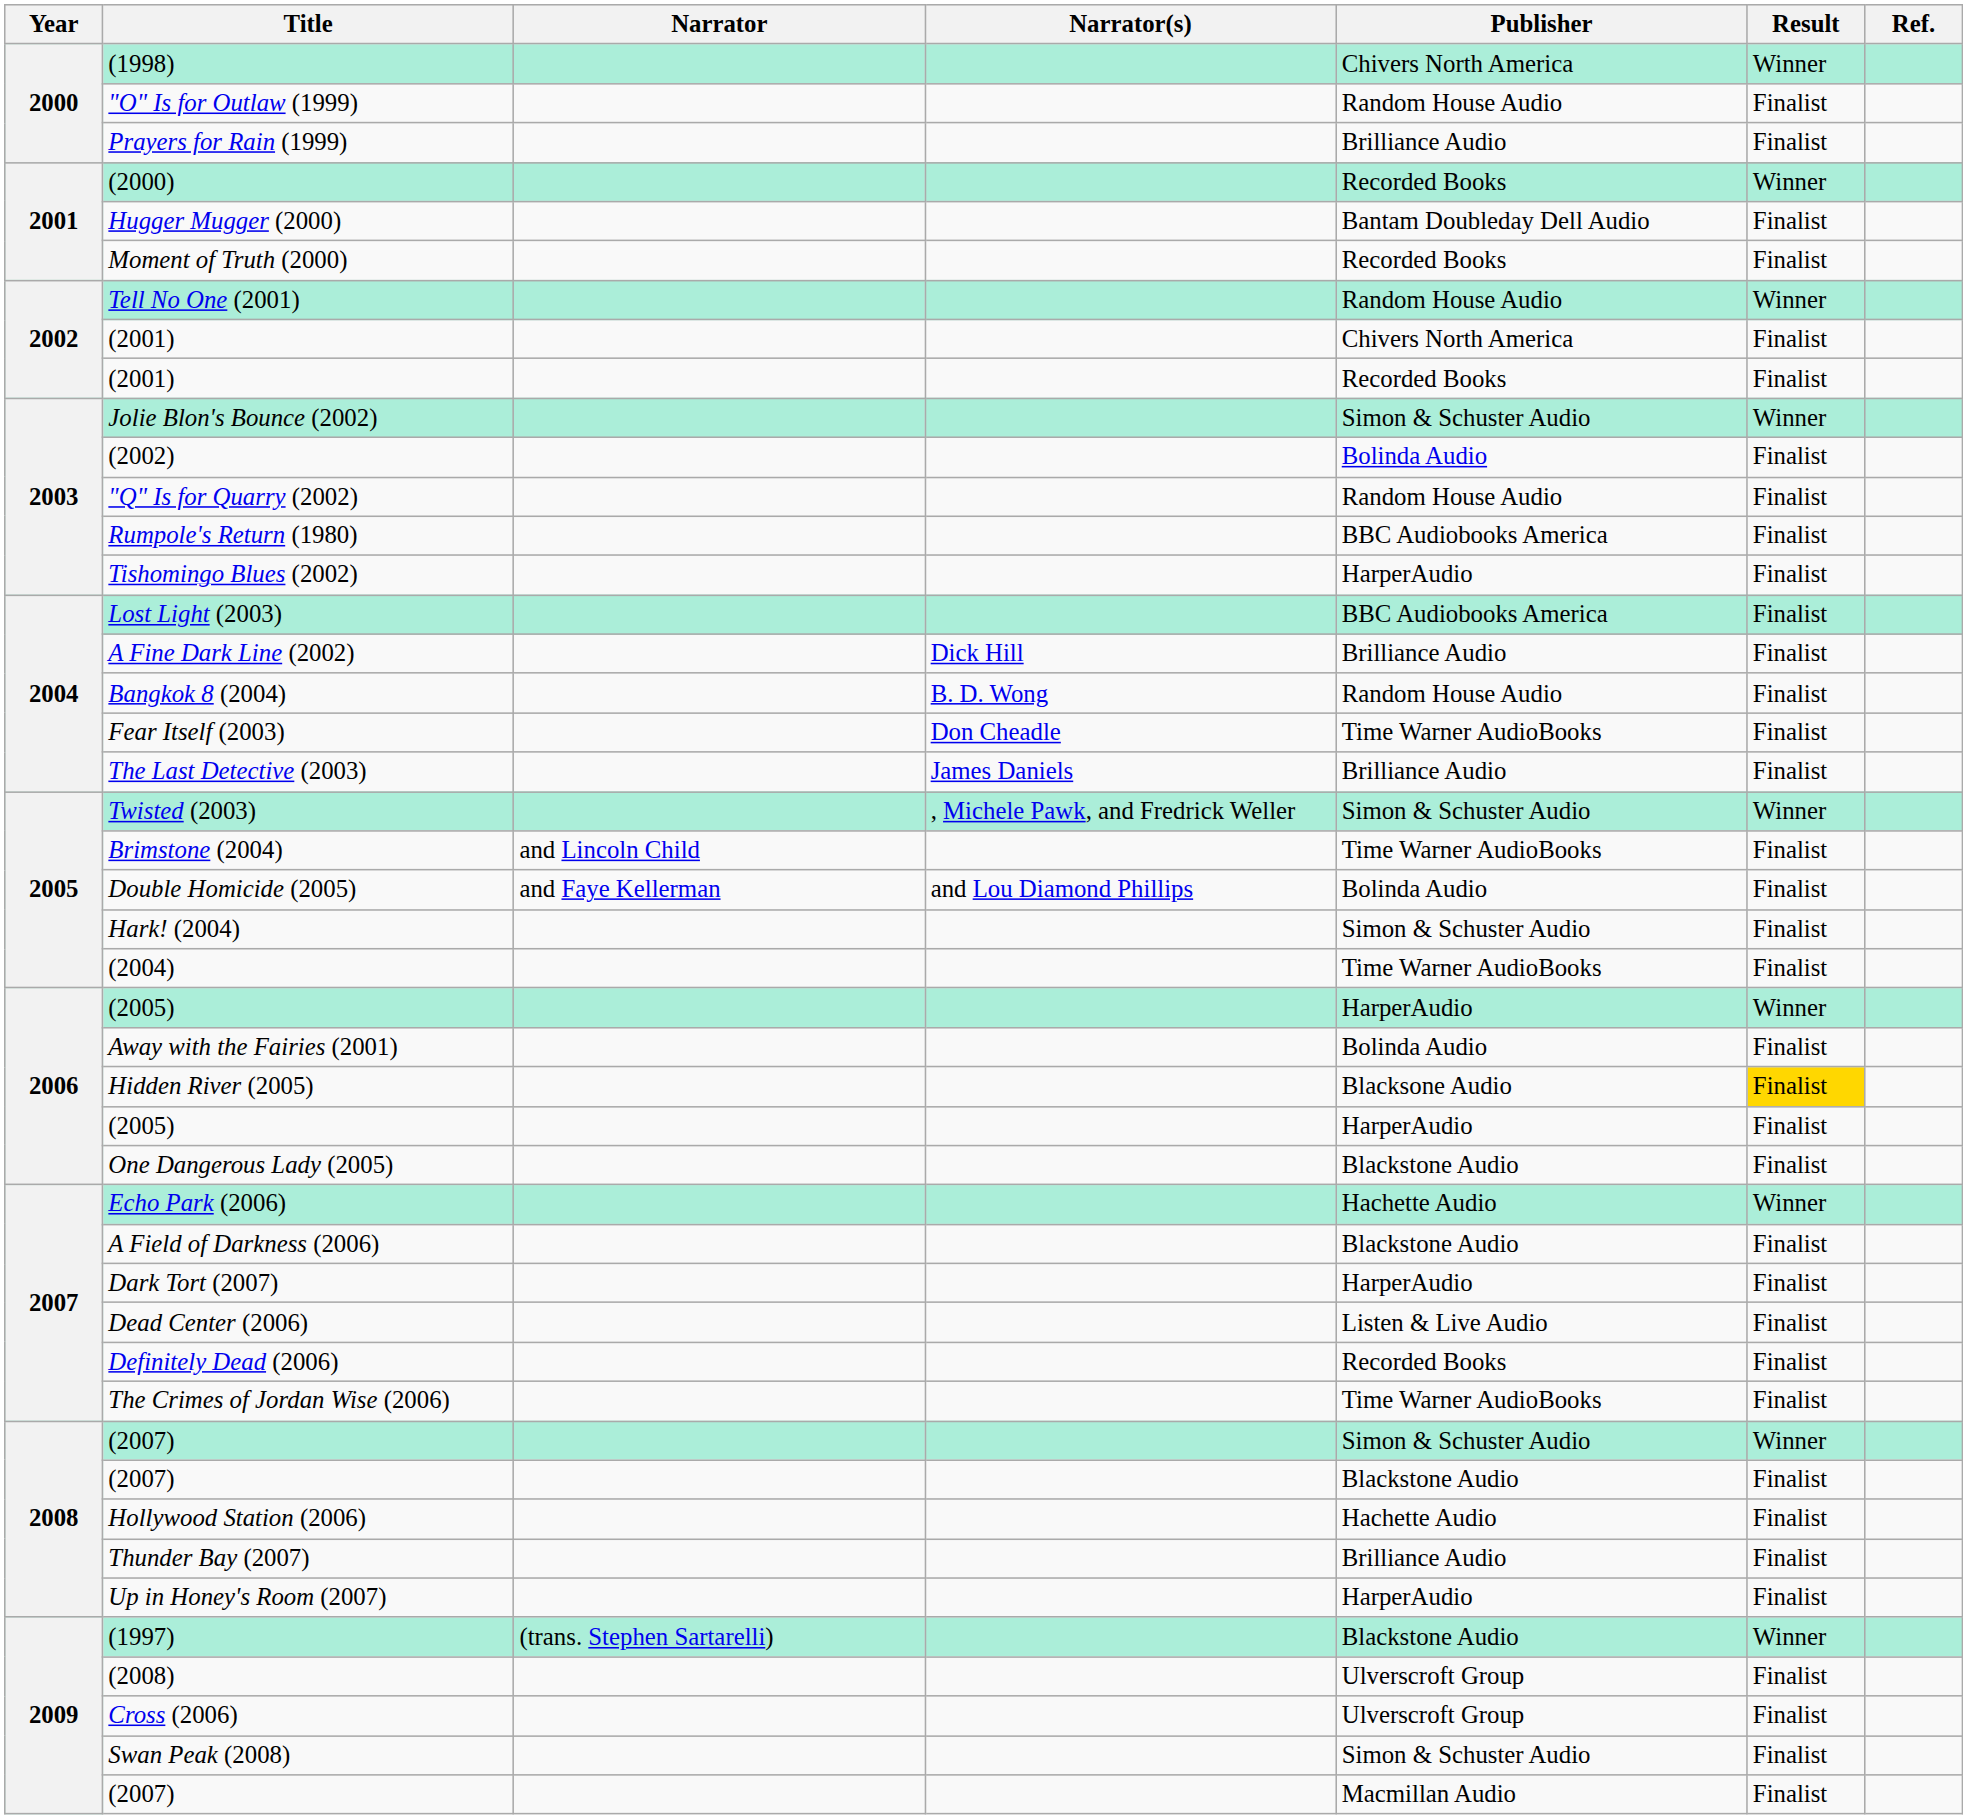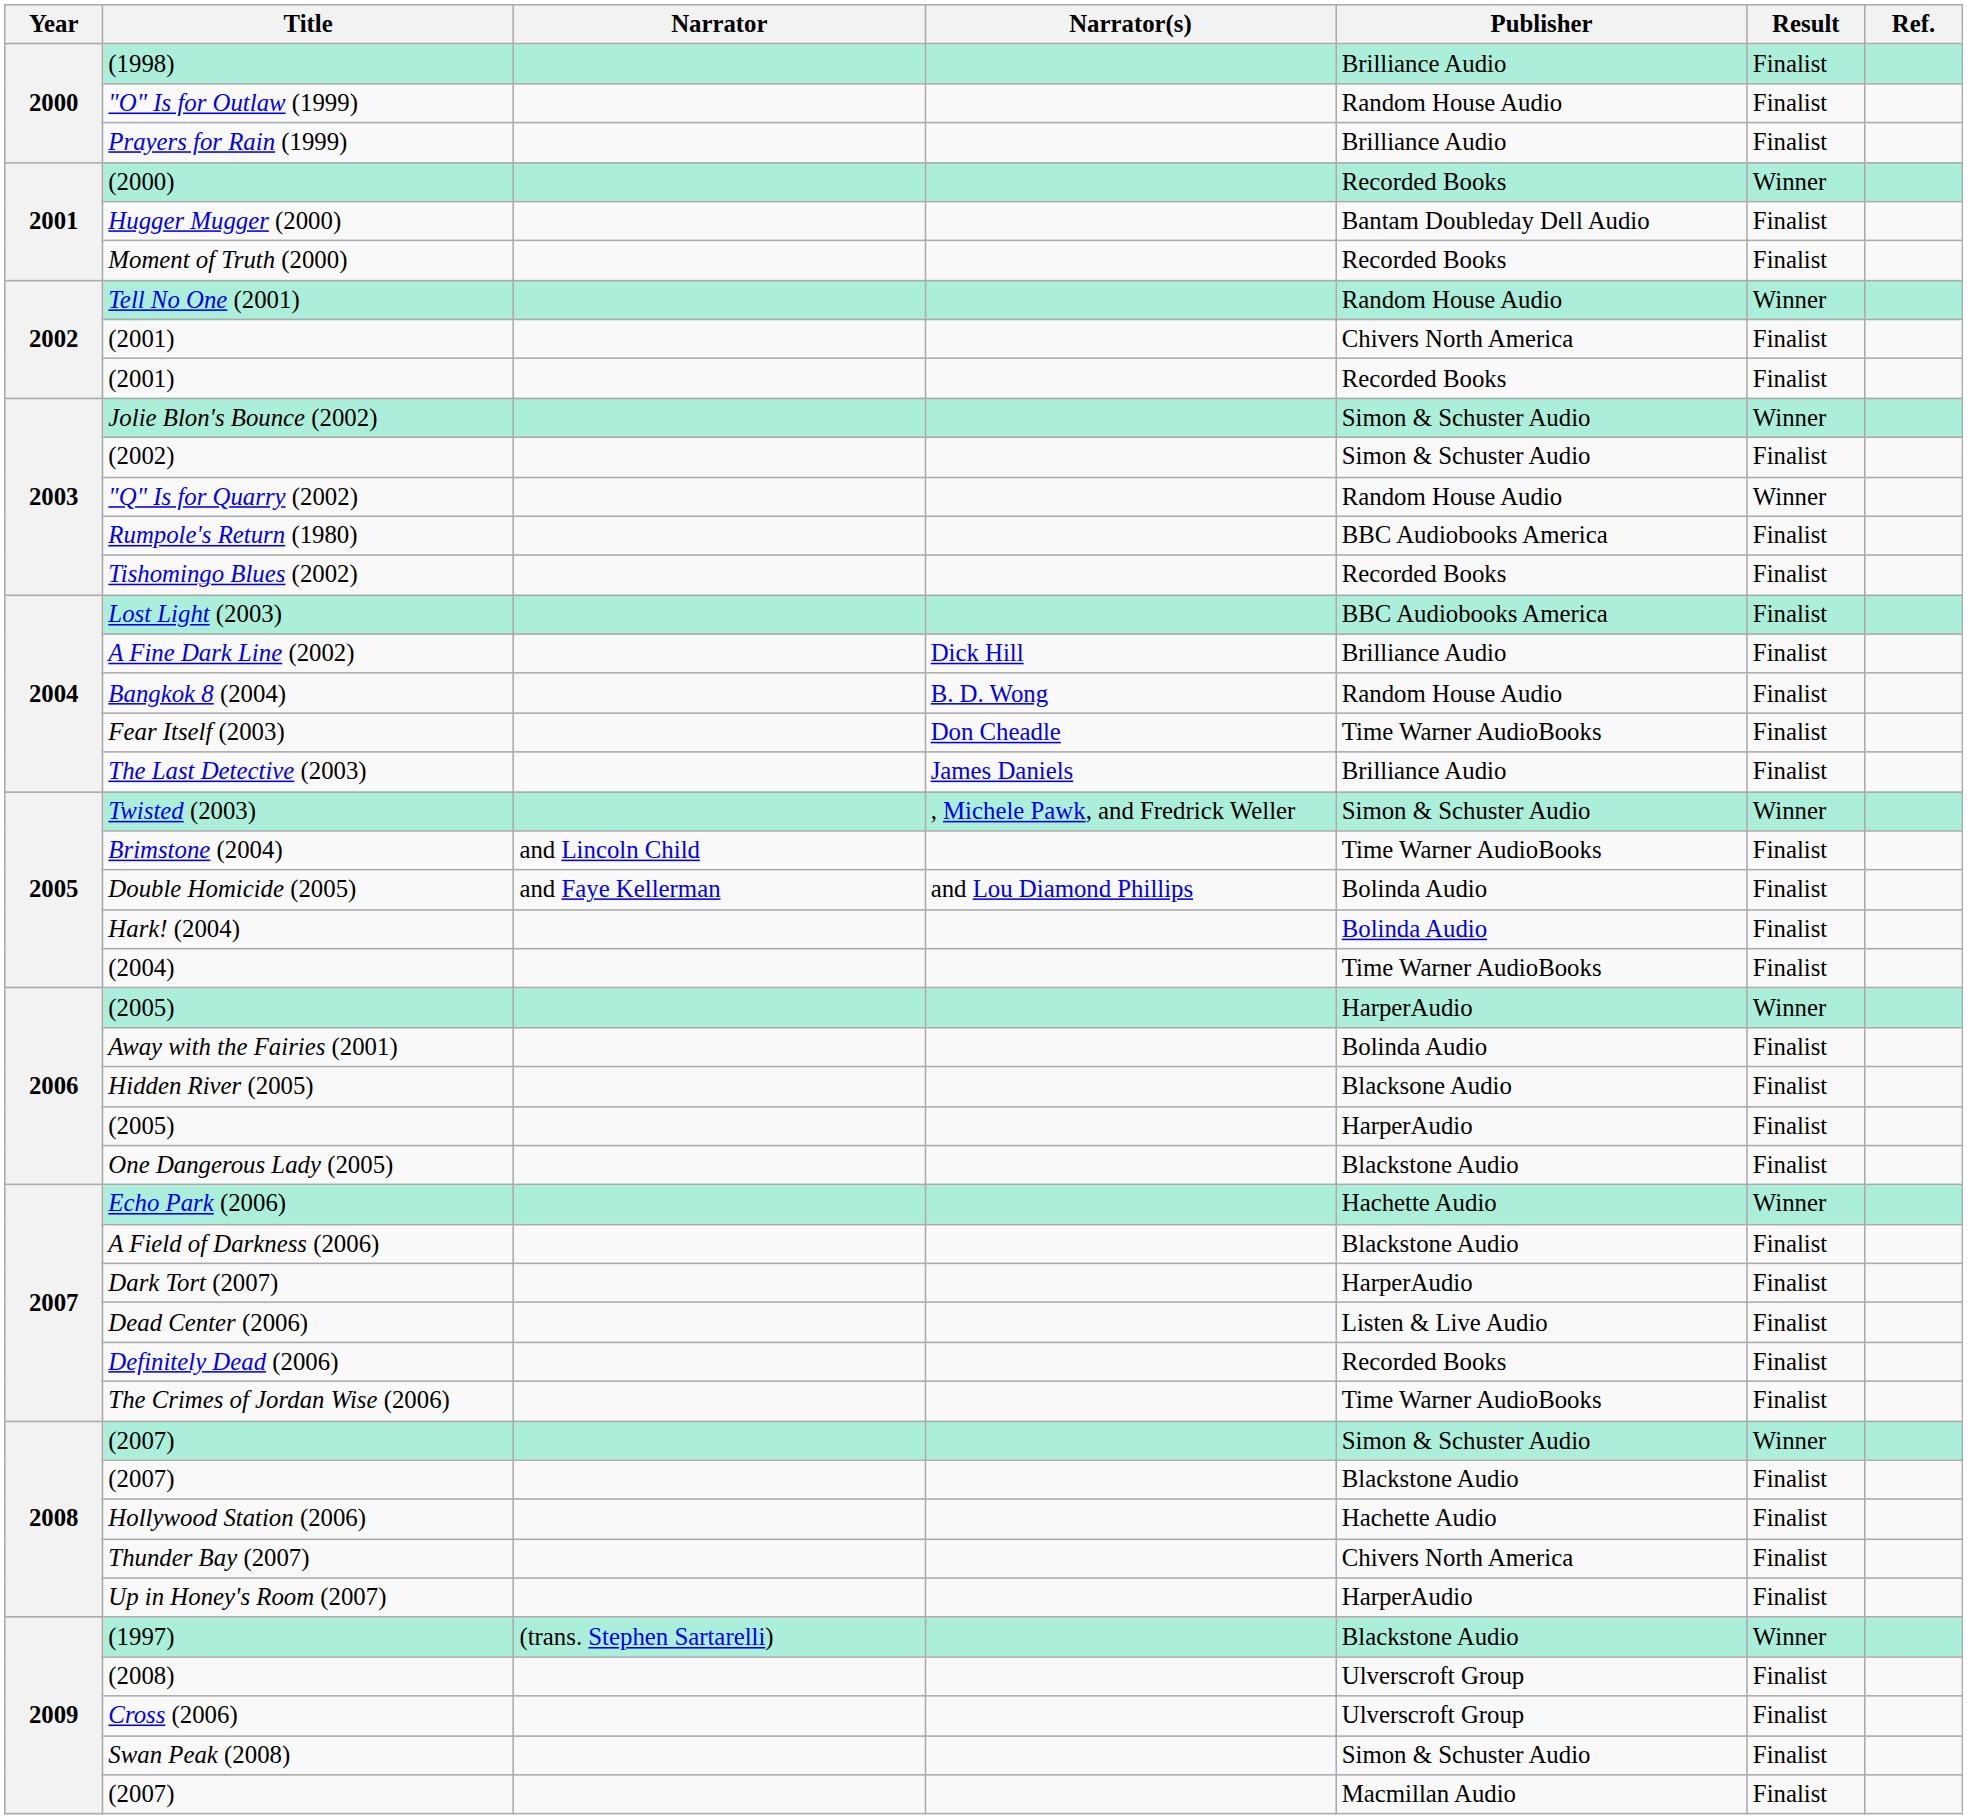(1457, 63) Chivers North America -> (1424, 63) Brilliance Audio
(1790, 63) Winner -> (1790, 63) Finalist
(1414, 456) Bolinda Audio -> (1466, 456) Simon & Schuster Audio
(1790, 496) Finalist -> (1790, 496) Winner
(1407, 574) HarperAudio -> (1424, 574) Recorded Books
(1466, 928) Simon & Schuster Audio -> (1414, 928) Bolinda Audio
(1790, 1086) gold background -> (1790, 1086) no background
(1424, 1558) Brilliance Audio -> (1457, 1558) Chivers North America
